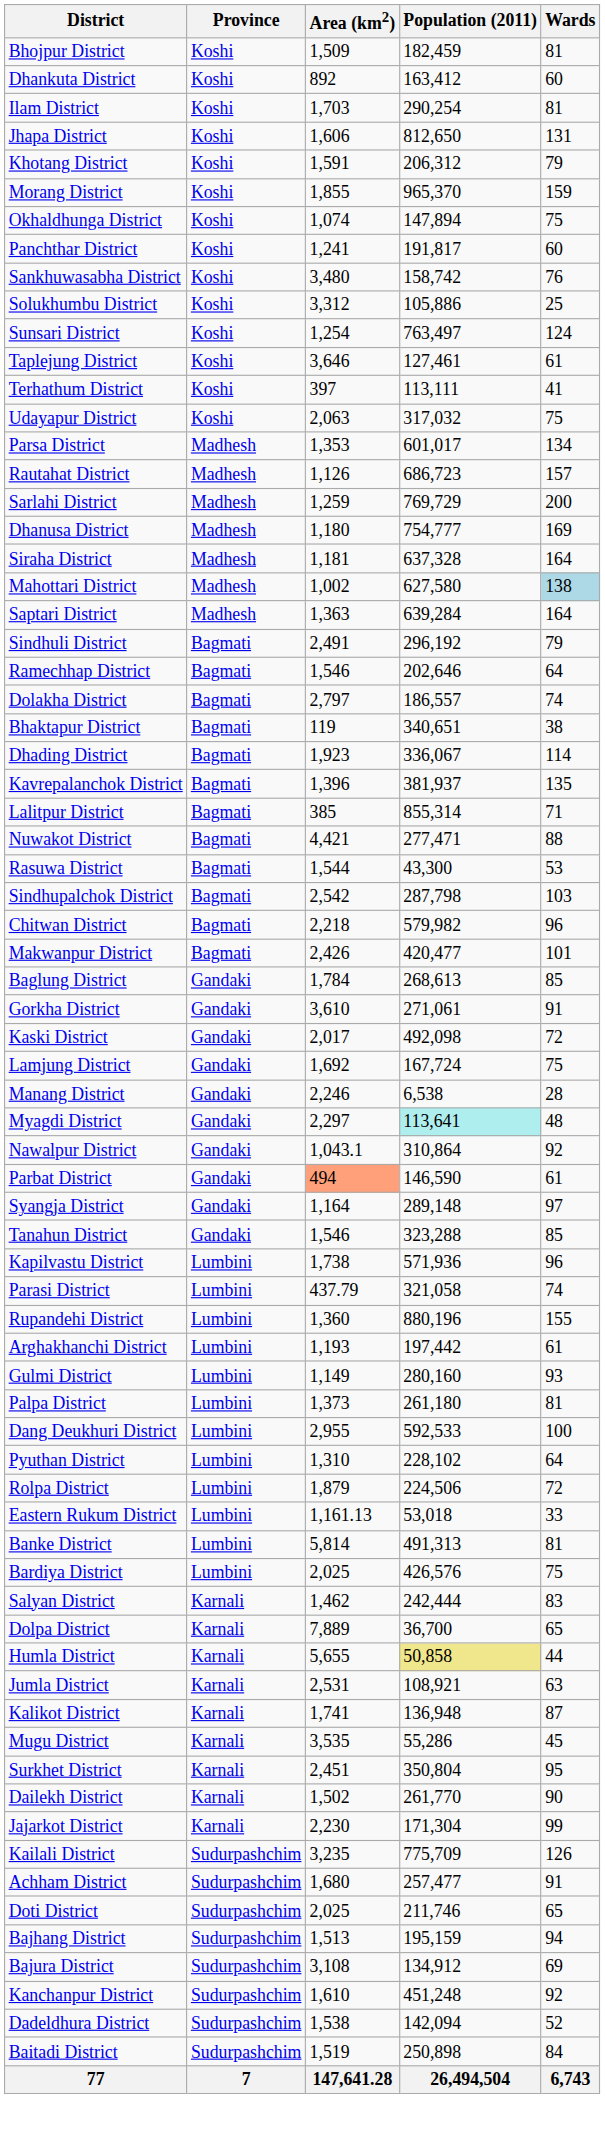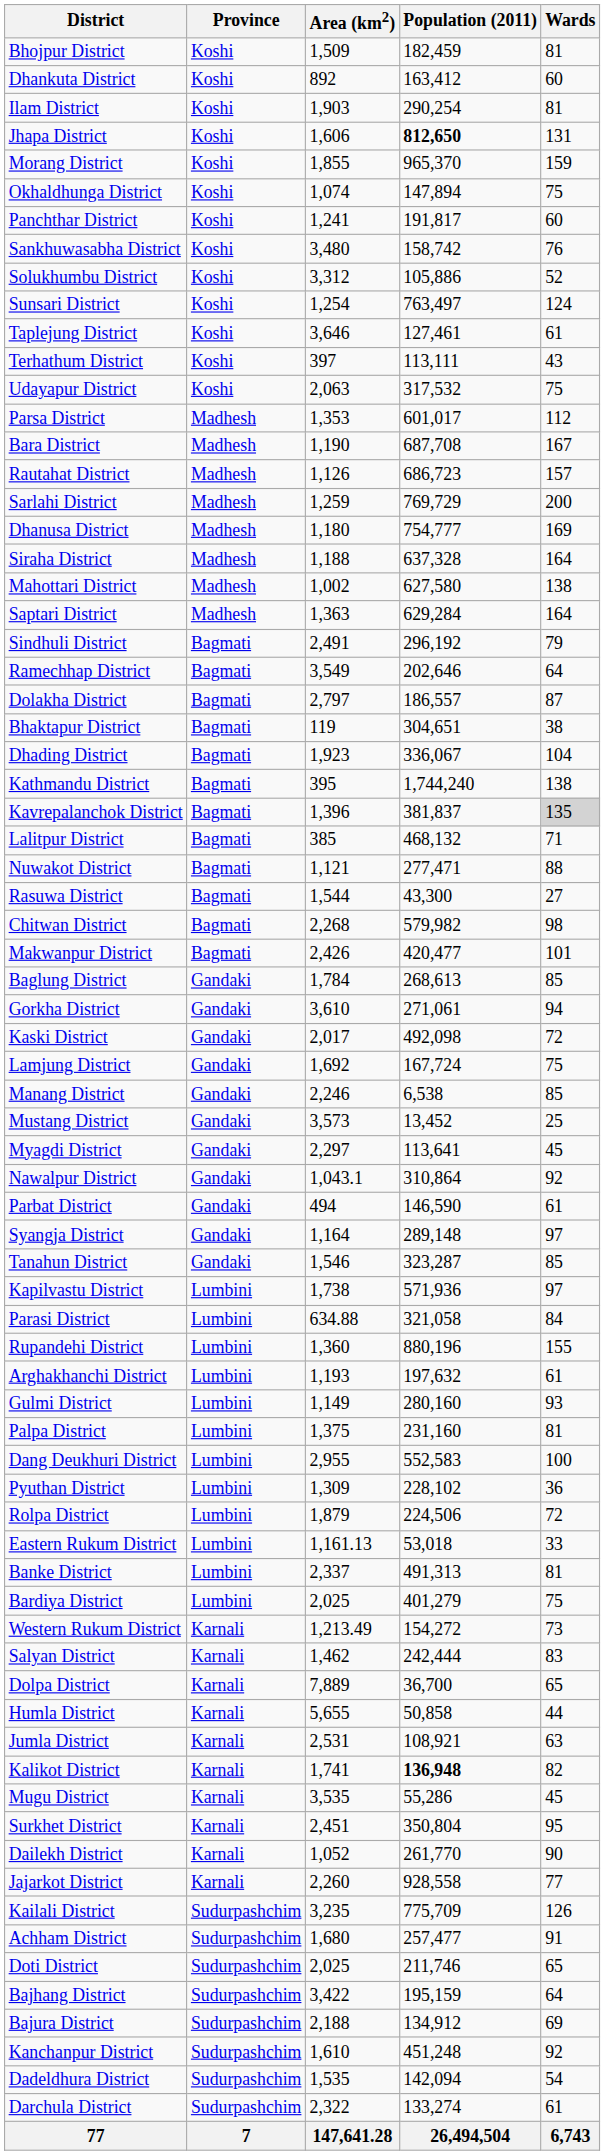(330, 107) 1,703 -> (330, 107) 1,903
(432, 136) normal -> (432, 136) bold
- row: (68, 164)
(554, 305) 25 -> (554, 276) 52
(554, 389) 41 -> (554, 361) 43
(432, 417) 317,032 -> (432, 389) 317,532
(559, 445) 134 -> (558, 417) 112
+ row: (54, 445)
(330, 558) 1,181 -> (330, 558) 1,188
(559, 586) lightblue background -> (559, 586) no background
(432, 614) 639,284 -> (432, 614) 629,284
(330, 671) 1,546 -> (330, 671) 3,549
(554, 699) 74 -> (554, 699) 87
(432, 727) 340,651 -> (432, 727) 304,651
(558, 755) 114 -> (559, 755) 104
+ row: (79, 783)
(432, 783) 381,937 -> (432, 812) 381,837
(559, 783) no background -> (559, 812) lightgrey background
(432, 812) 855,314 -> (432, 840) 468,132
(330, 840) 4,421 -> (330, 868) 1,121
(554, 868) 53 -> (554, 896) 27
- row: (91, 896)
(330, 924) 2,218 -> (330, 924) 2,268
(554, 924) 96 -> (554, 924) 98
(554, 1009) 91 -> (554, 1009) 94
(554, 1093) 28 -> (554, 1093) 85
+ row: (69, 1121)
(432, 1121) paleturquoise background -> (432, 1150) no background
(554, 1121) 48 -> (554, 1150) 45
(323, 1178) lightsalmon background -> (323, 1206) no background
(432, 1234) 323,288 -> (432, 1262) 323,287
(554, 1262) 96 -> (554, 1290) 97
(334, 1290) 437.79 -> (334, 1319) 634.88
(554, 1290) 74 -> (554, 1319) 84
(432, 1347) 197,442 -> (432, 1375) 197,632
(330, 1403) 1,373 -> (330, 1431) 1,375
(432, 1403) 261,180 -> (432, 1431) 231,160
(432, 1431) 592,533 -> (432, 1459) 552,583
(330, 1459) 1,310 -> (330, 1488) 1,309
(554, 1459) 64 -> (554, 1488) 36
(330, 1544) 5,814 -> (330, 1572) 2,337
(432, 1572) 426,576 -> (432, 1600) 401,279
+ row: (95, 1628)
(428, 1657) khaki background -> (428, 1713) no background
(432, 1713) normal -> (432, 1769) bold
(554, 1713) 87 -> (554, 1769) 82
(330, 1797) 1,502 -> (330, 1854) 1,052
(330, 1826) 2,230 -> (330, 1882) 2,260
(432, 1826) 171,304 -> (432, 1882) 928,558
(554, 1826) 99 -> (554, 1882) 77
(330, 1938) 1,513 -> (330, 1995) 3,422
(554, 1938) 94 -> (554, 1995) 64
(330, 1966) 3,108 -> (330, 2023) 2,188
(330, 2023) 1,538 -> (330, 2079) 1,535
(554, 2023) 52 -> (554, 2079) 54
- row: (63, 2051)
+ row: (70, 2107)
